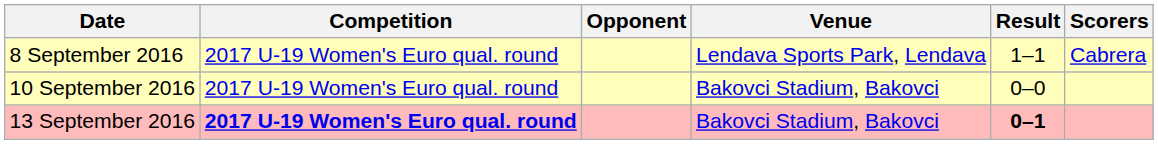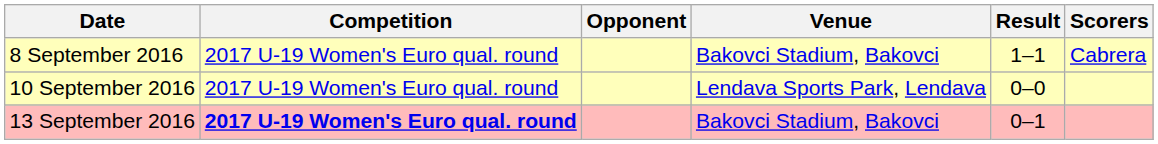(841, 54) Lendava Sports Park, Lendava -> (817, 54) Bakovci Stadium, Bakovci
(817, 88) Bakovci Stadium, Bakovci -> (841, 88) Lendava Sports Park, Lendava
(1028, 121) bold -> (1028, 121) normal
